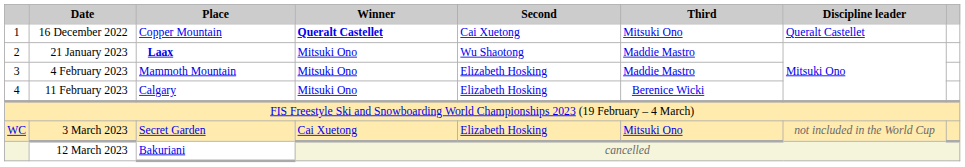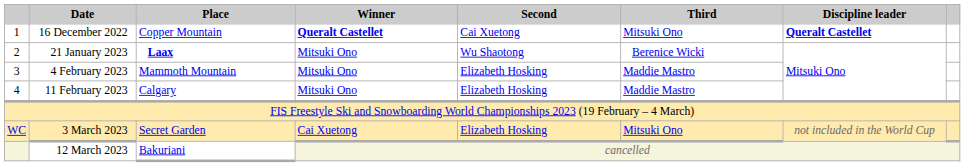(825, 32) normal -> (829, 32) bold
(659, 52) Maddie Mastro -> (664, 52) Berenice Wicki
(664, 90) Berenice Wicki -> (659, 90) Maddie Mastro
